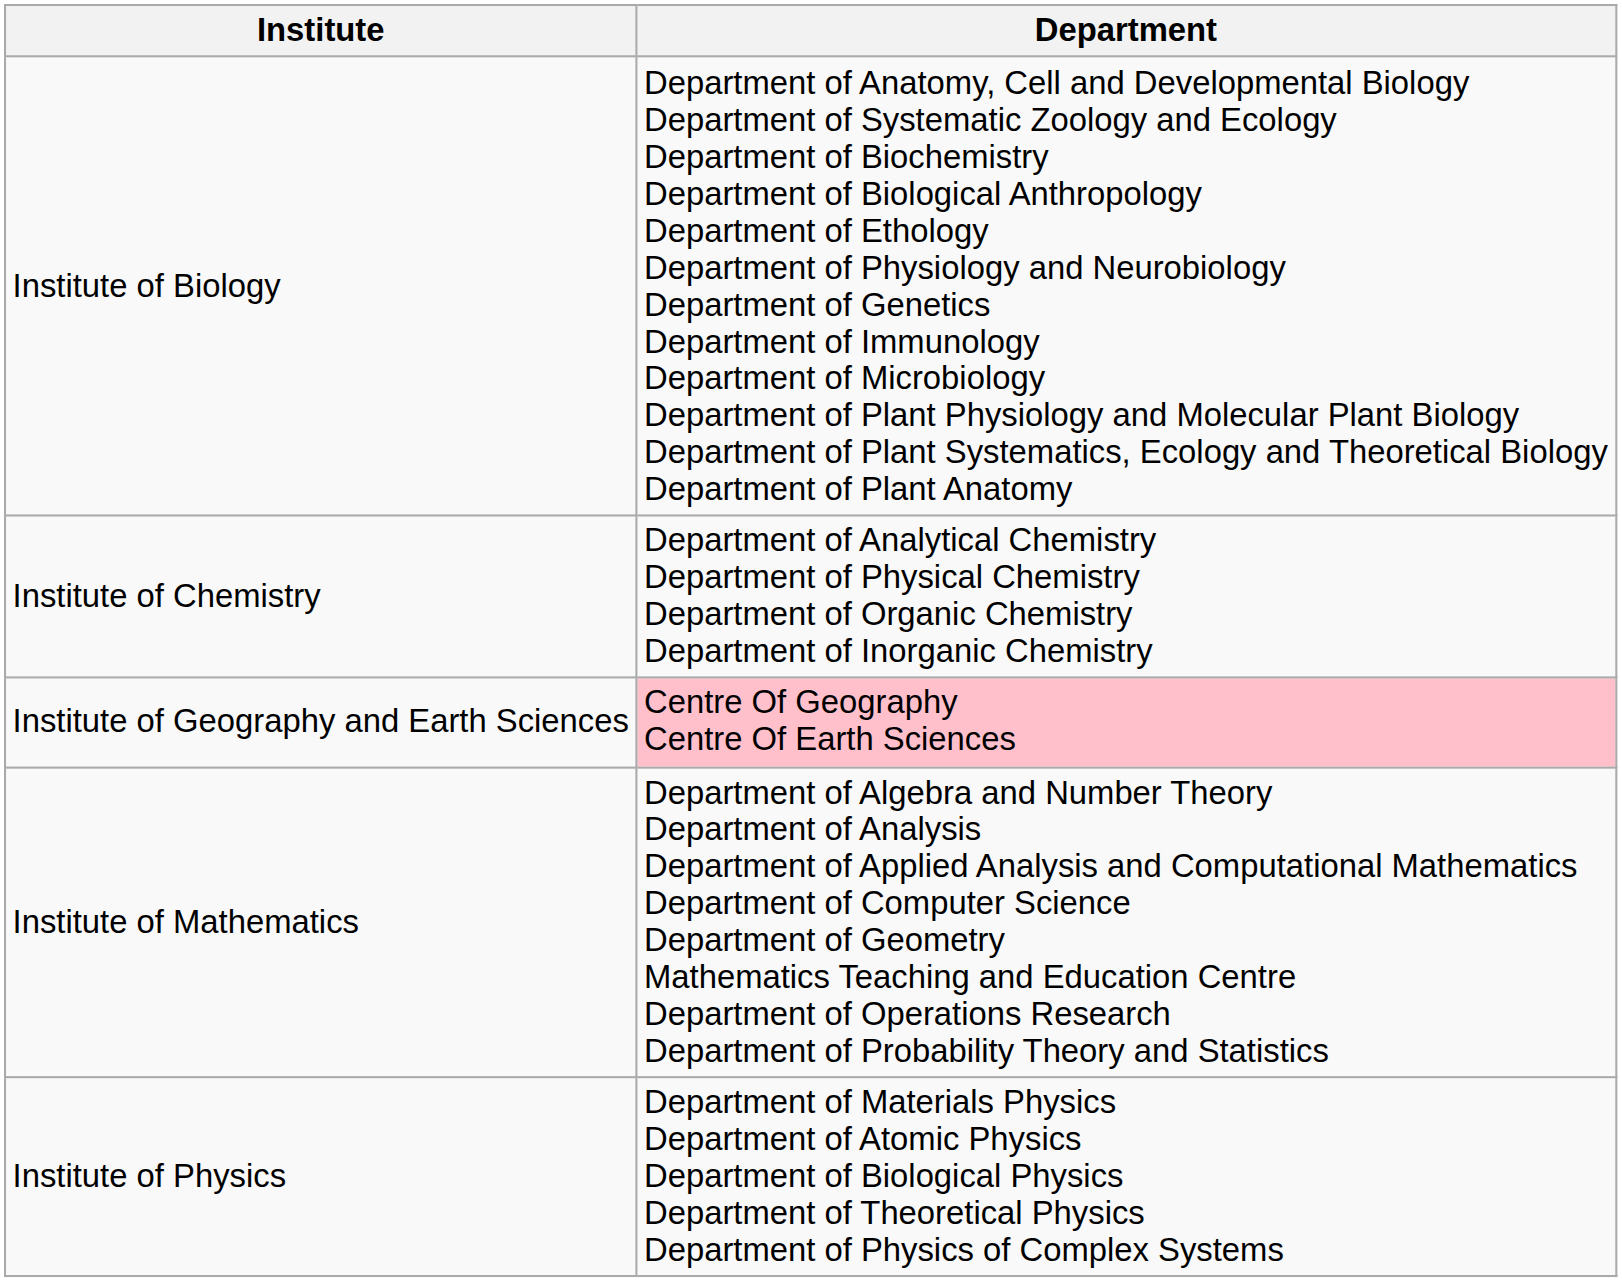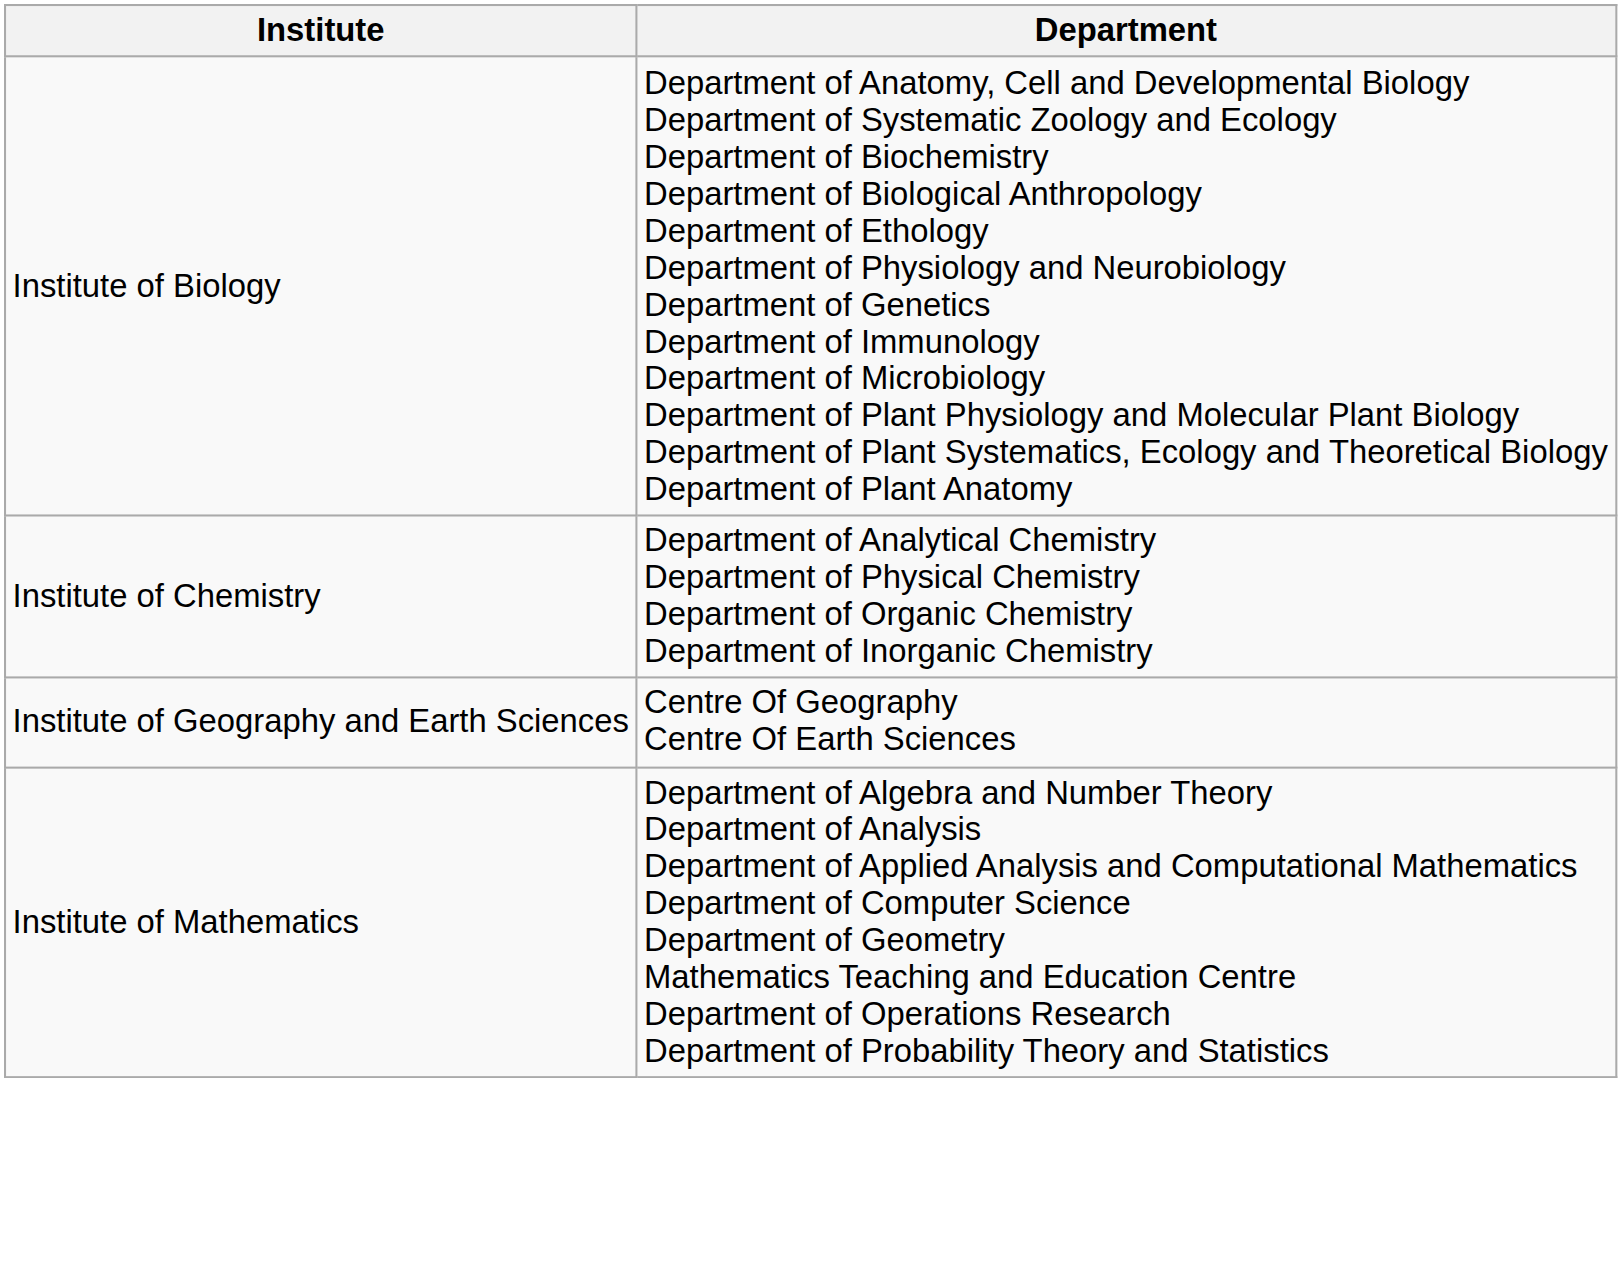(830, 721) pink background -> (830, 721) no background
- row: (149, 1176)
